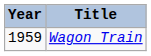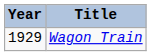(25, 39) 1959 -> (25, 39) 1929
